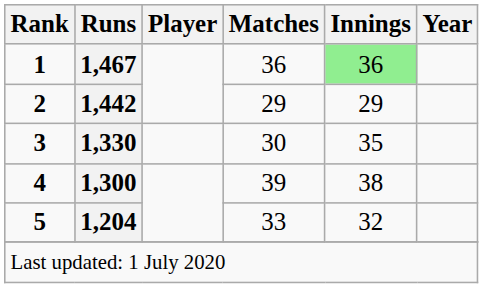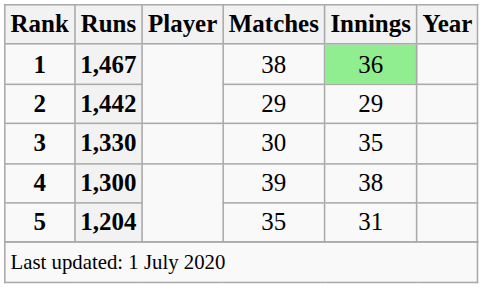(274, 63) 36 -> (274, 63) 38
(274, 222) 33 -> (274, 222) 35
(371, 222) 32 -> (371, 222) 31
